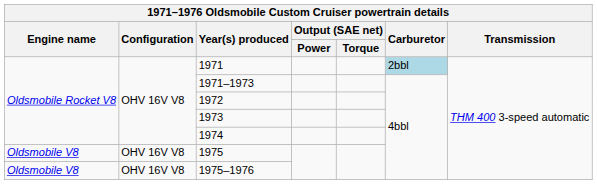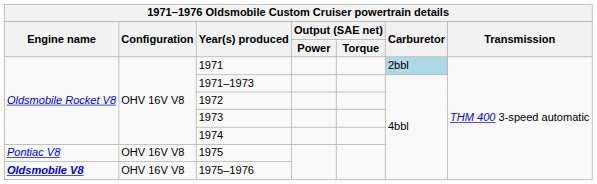(43, 153) Oldsmobile V8 -> (34, 153) Pontiac V8
(43, 170) normal -> (45, 170) bold
